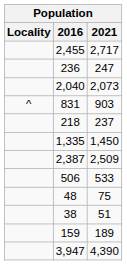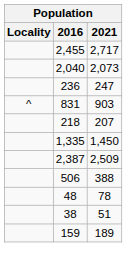rows swapped: (70, 68) <-> (70, 86)
(104, 123) 237 -> (104, 123) 207
(104, 178) 533 -> (104, 178) 388
(104, 196) 75 -> (104, 196) 78
- row: (70, 251)
